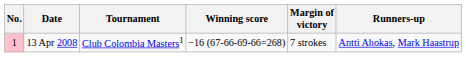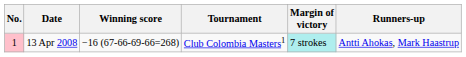columns swapped: (133, 19) <-> (237, 19)
(308, 42) no background -> (308, 42) paleturquoise background
